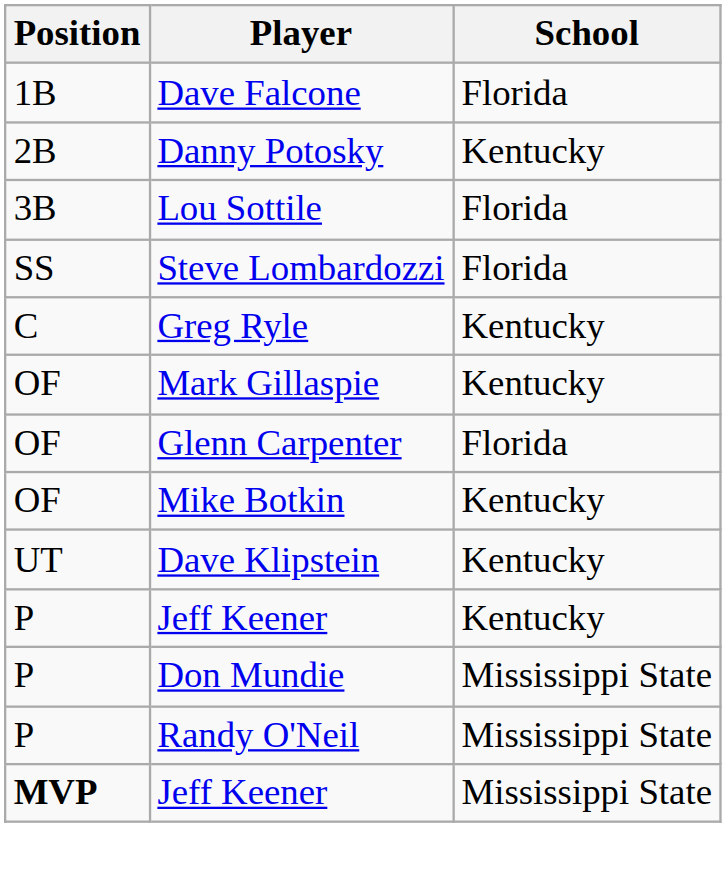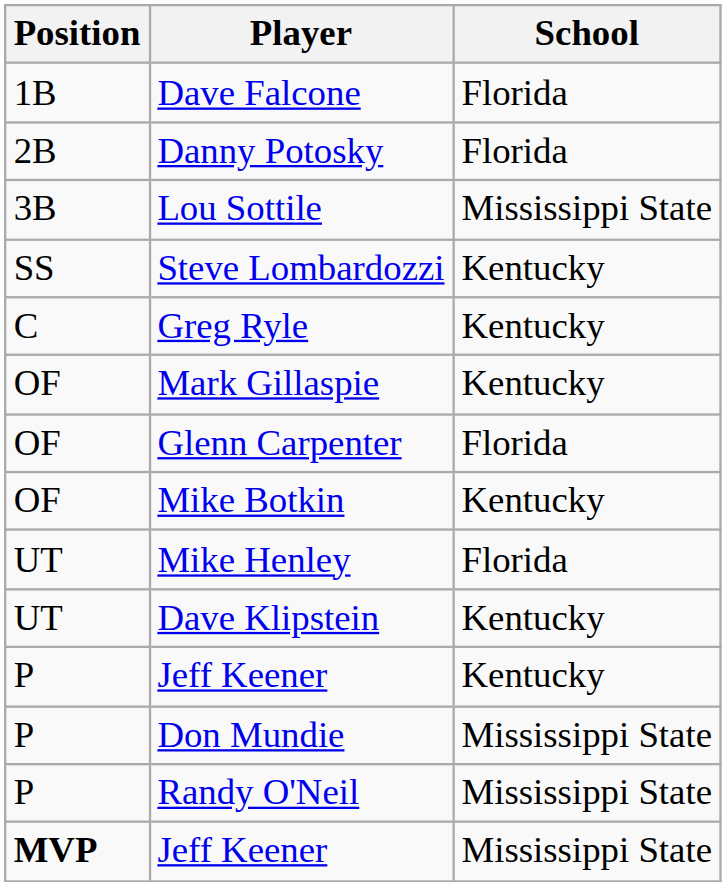(533, 150) Kentucky -> (515, 150) Florida
(515, 208) Florida -> (587, 208) Mississippi State
(515, 267) Florida -> (533, 267) Kentucky
+ row: (38, 558)
